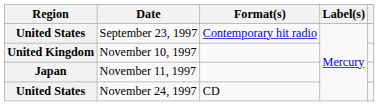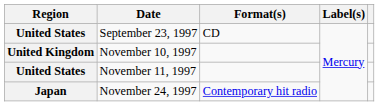(260, 33) Contemporary hit radio -> (211, 33) CD
(51, 71) Japan -> (51, 71) United States
(51, 91) United States -> (51, 91) Japan
(211, 91) CD -> (260, 91) Contemporary hit radio
